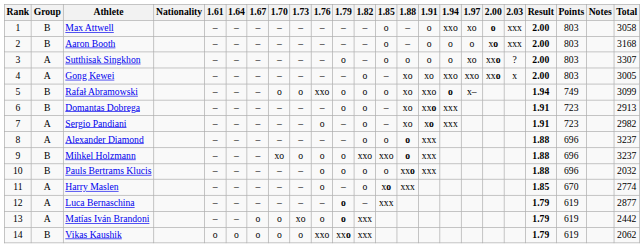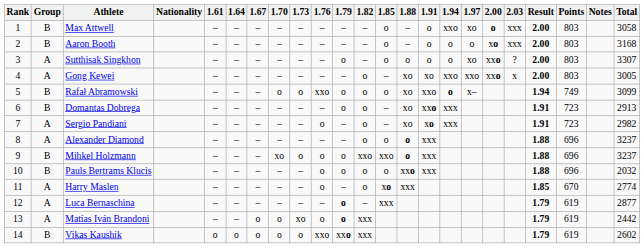(627, 235) 2062 -> (627, 235) 2602
